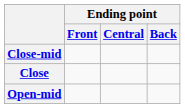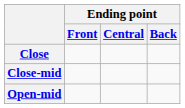rows swapped: (34, 73) <-> (34, 53)
